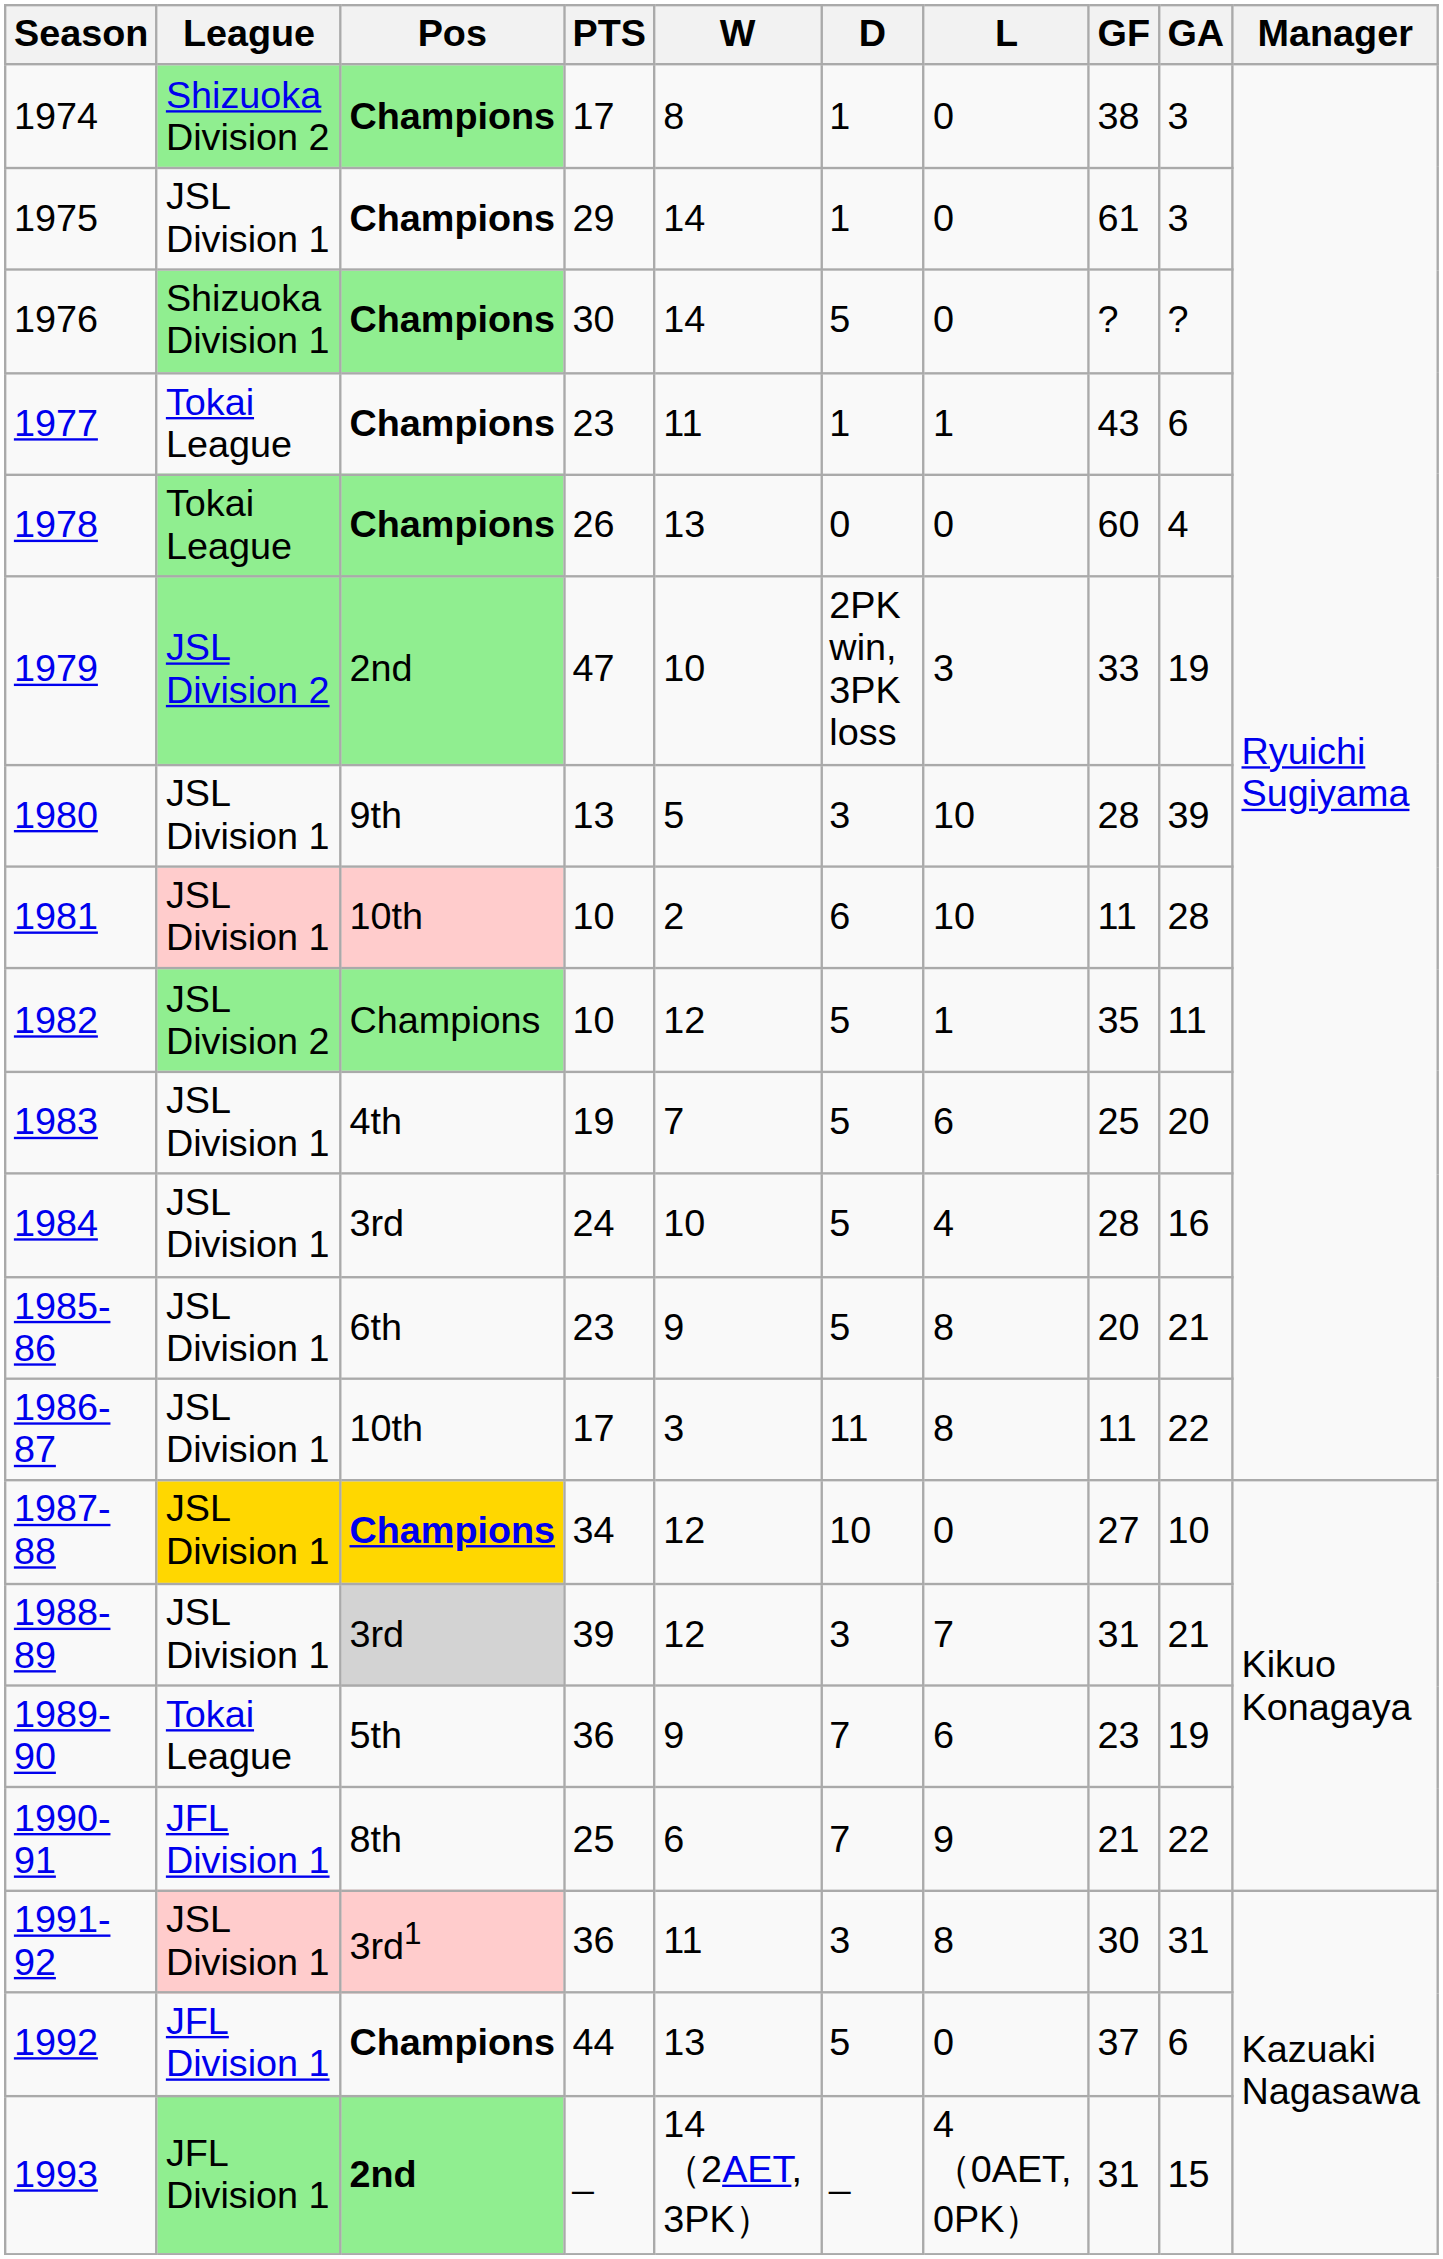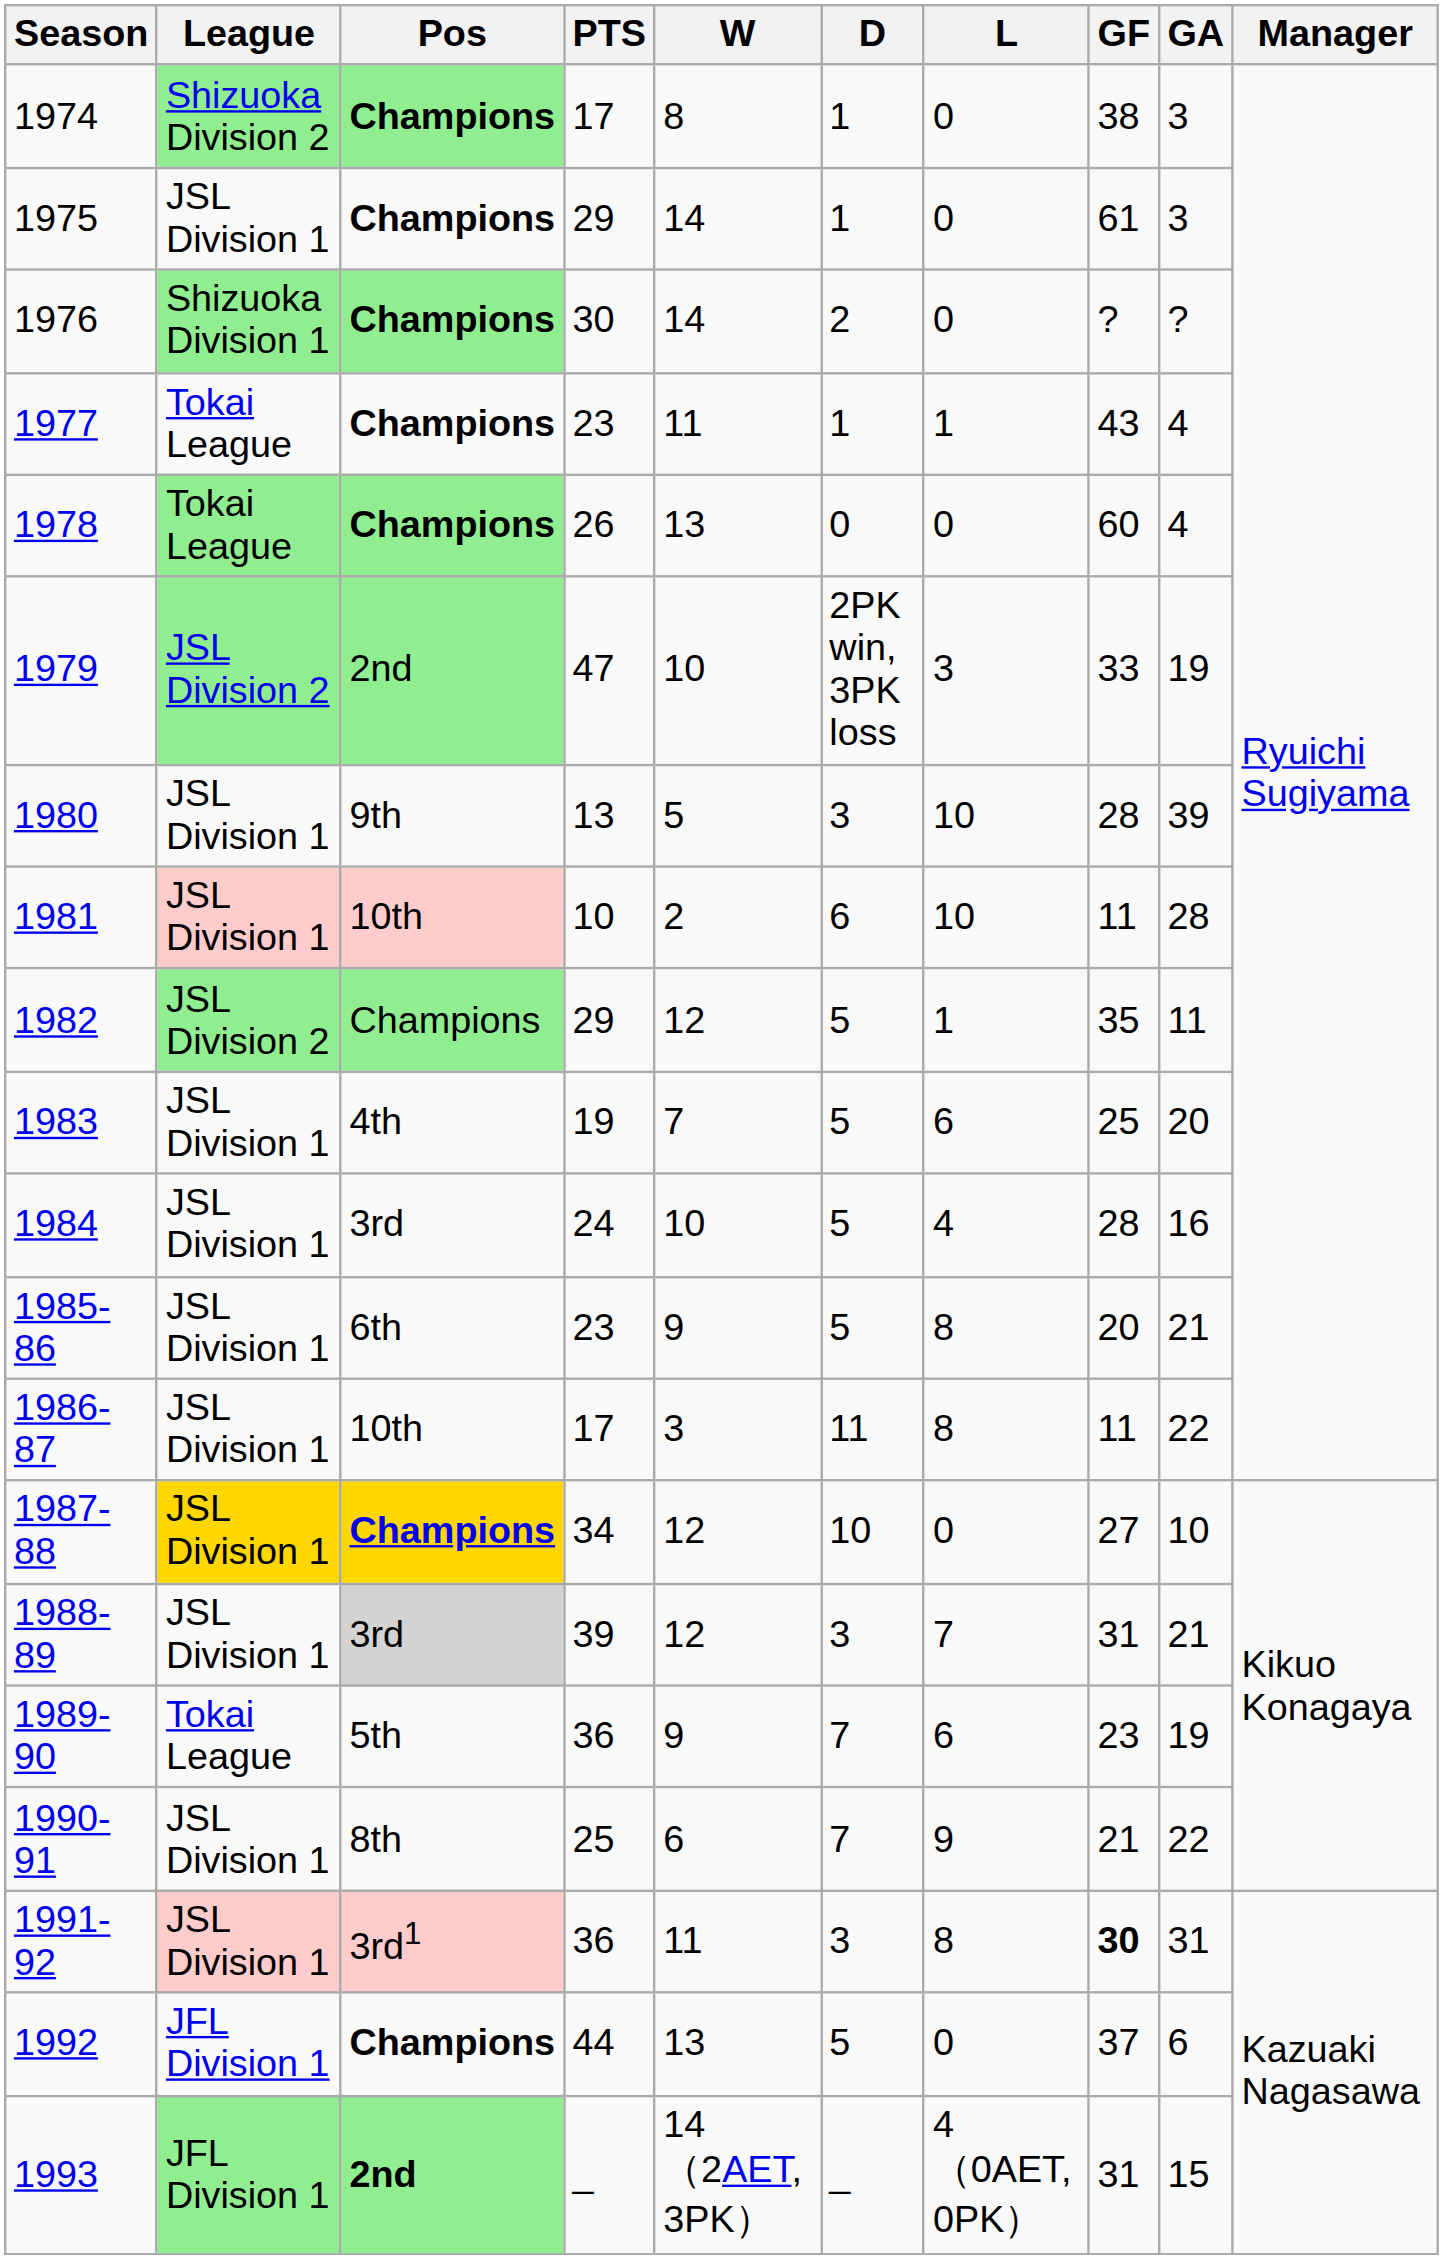(840, 320) 5 -> (840, 320) 2
(1178, 422) 6 -> (1178, 422) 4
(594, 1019) 10 -> (594, 1019) 29
(248, 1838) JFL Division 1 -> (248, 1838) JSL Division 1
(1119, 1940) normal -> (1119, 1940) bold
